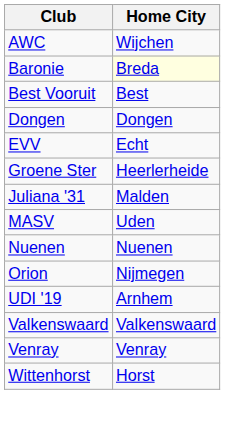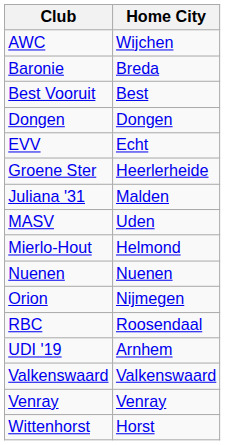(138, 68) lightyellow background -> (138, 68) no background
+ row: (50, 247)
+ row: (25, 324)
